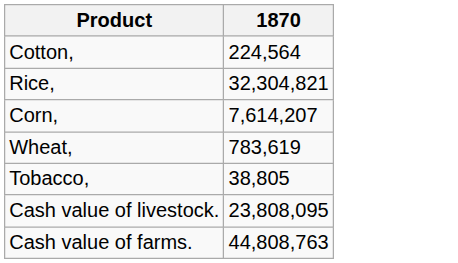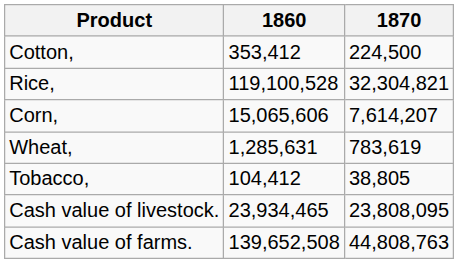+ column: (284, 20)
(265, 52) 224,564 -> (385, 52) 224,500
